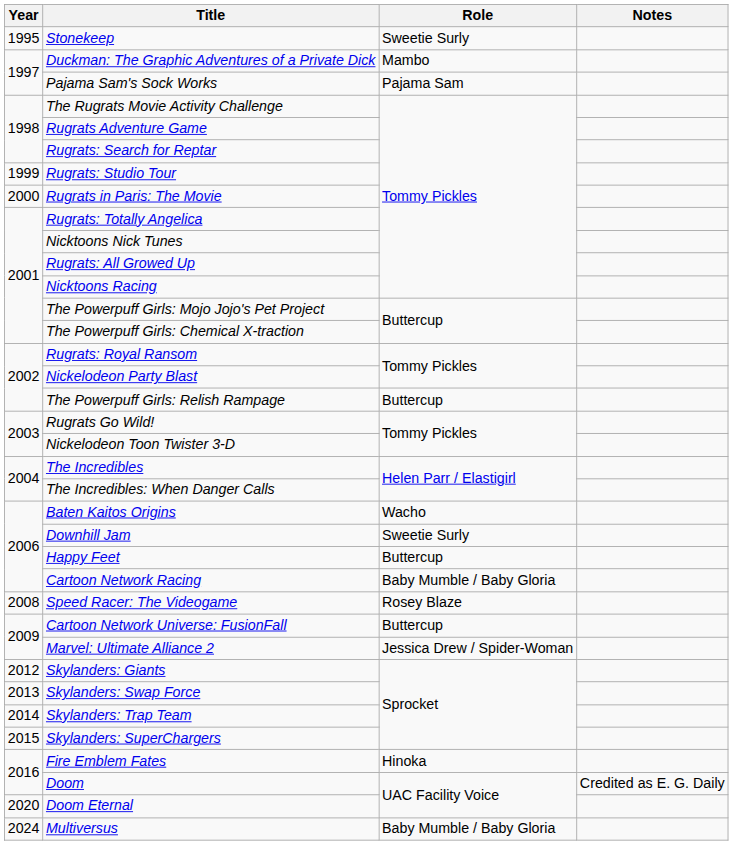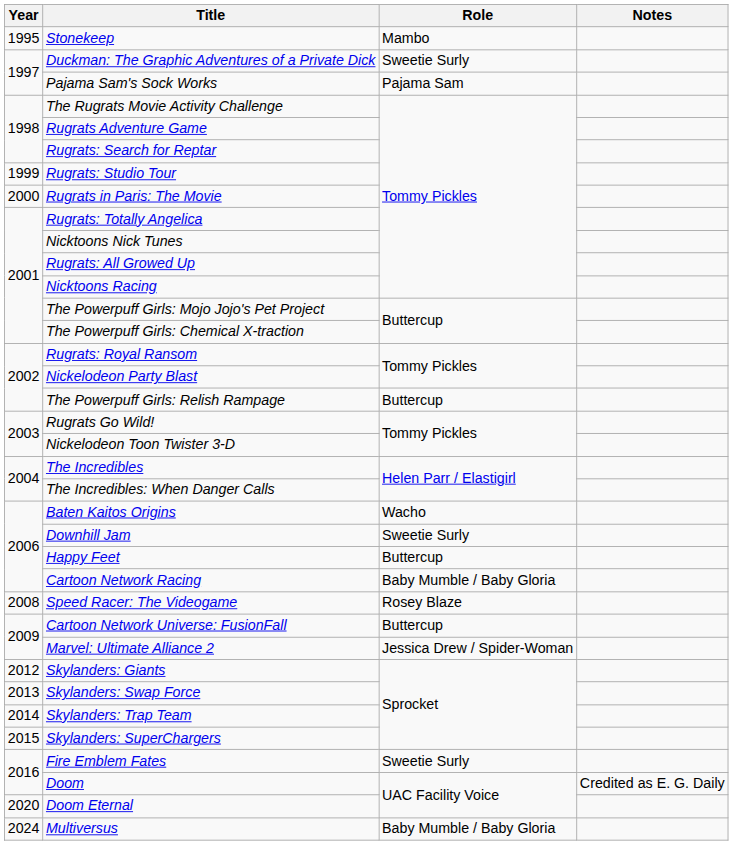(426, 38) Sweetie Surly -> (406, 38) Mambo
(406, 60) Mambo -> (426, 60) Sweetie Surly
(404, 761) Hinoka -> (426, 761) Sweetie Surly
